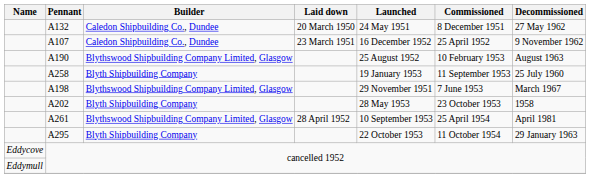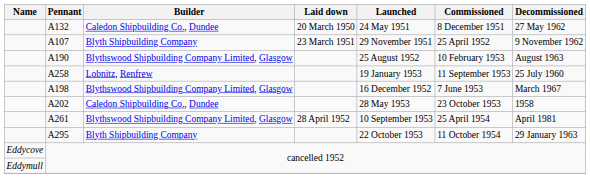(152, 42) Caledon Shipbuilding Co., Dundee -> (141, 42) Blyth Shipbuilding Company
(395, 42) 16 December 1952 -> (396, 42) 29 November 1951
(141, 73) Blyth Shipbuilding Company -> (119, 73) Lobnitz, Renfrew
(396, 88) 29 November 1951 -> (395, 88) 16 December 1952
(141, 103) Blyth Shipbuilding Company -> (152, 103) Caledon Shipbuilding Co., Dundee
